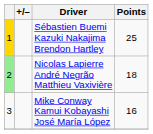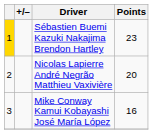(131, 38) 25 -> (131, 38) 23
(9, 75) lightgreen background -> (9, 75) no background
(131, 75) 18 -> (131, 75) 20
